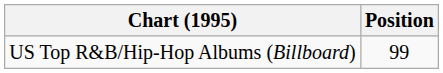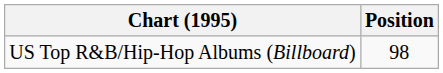(399, 52) 99 -> (399, 52) 98
